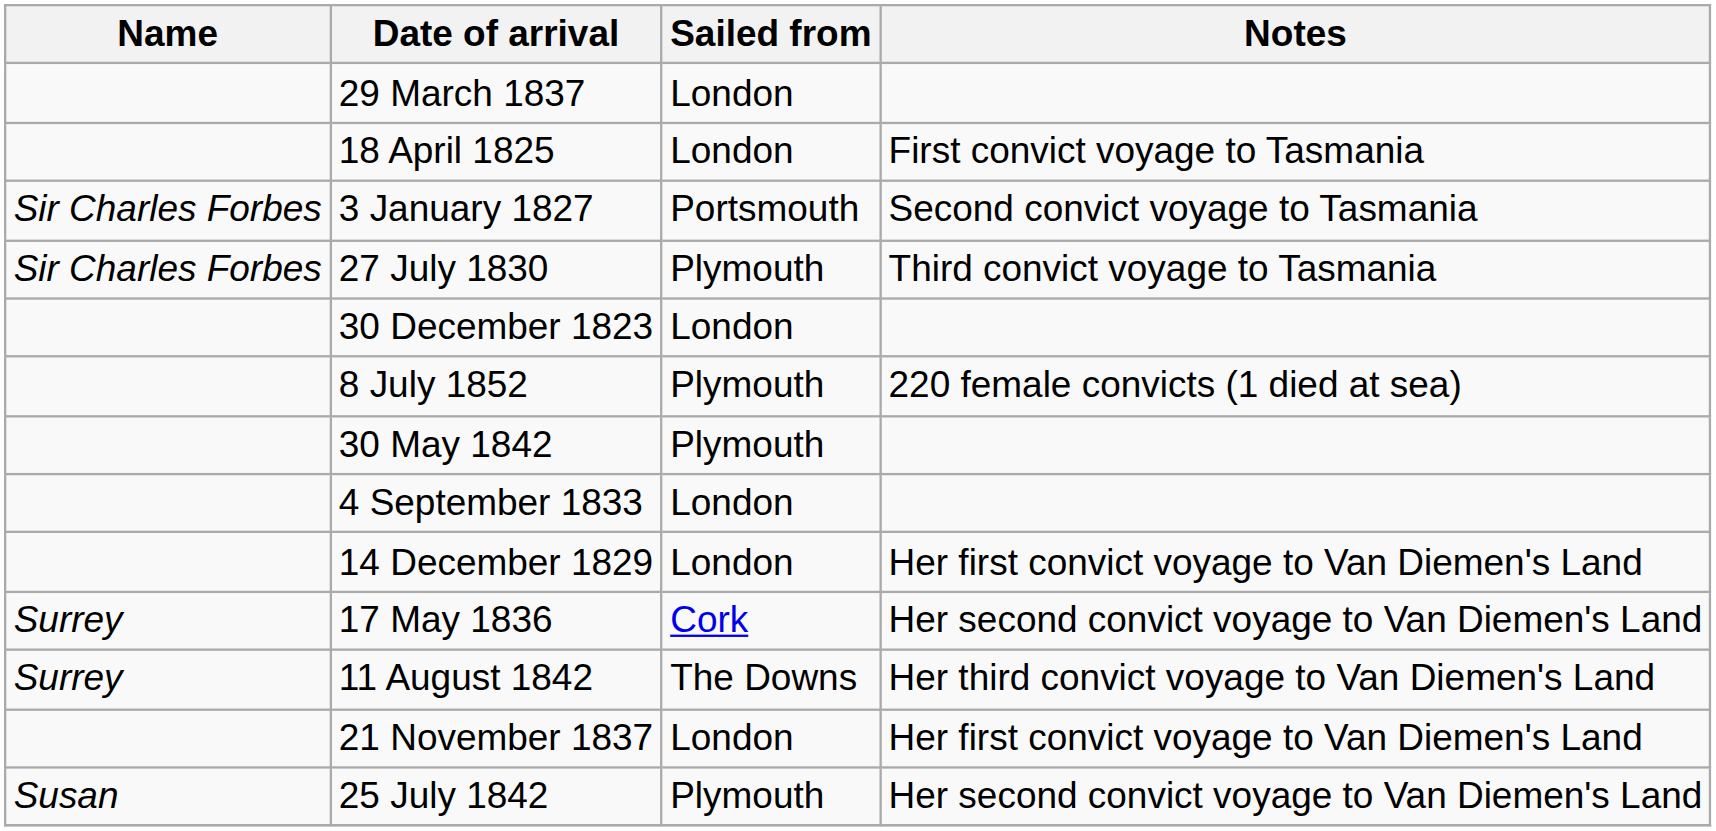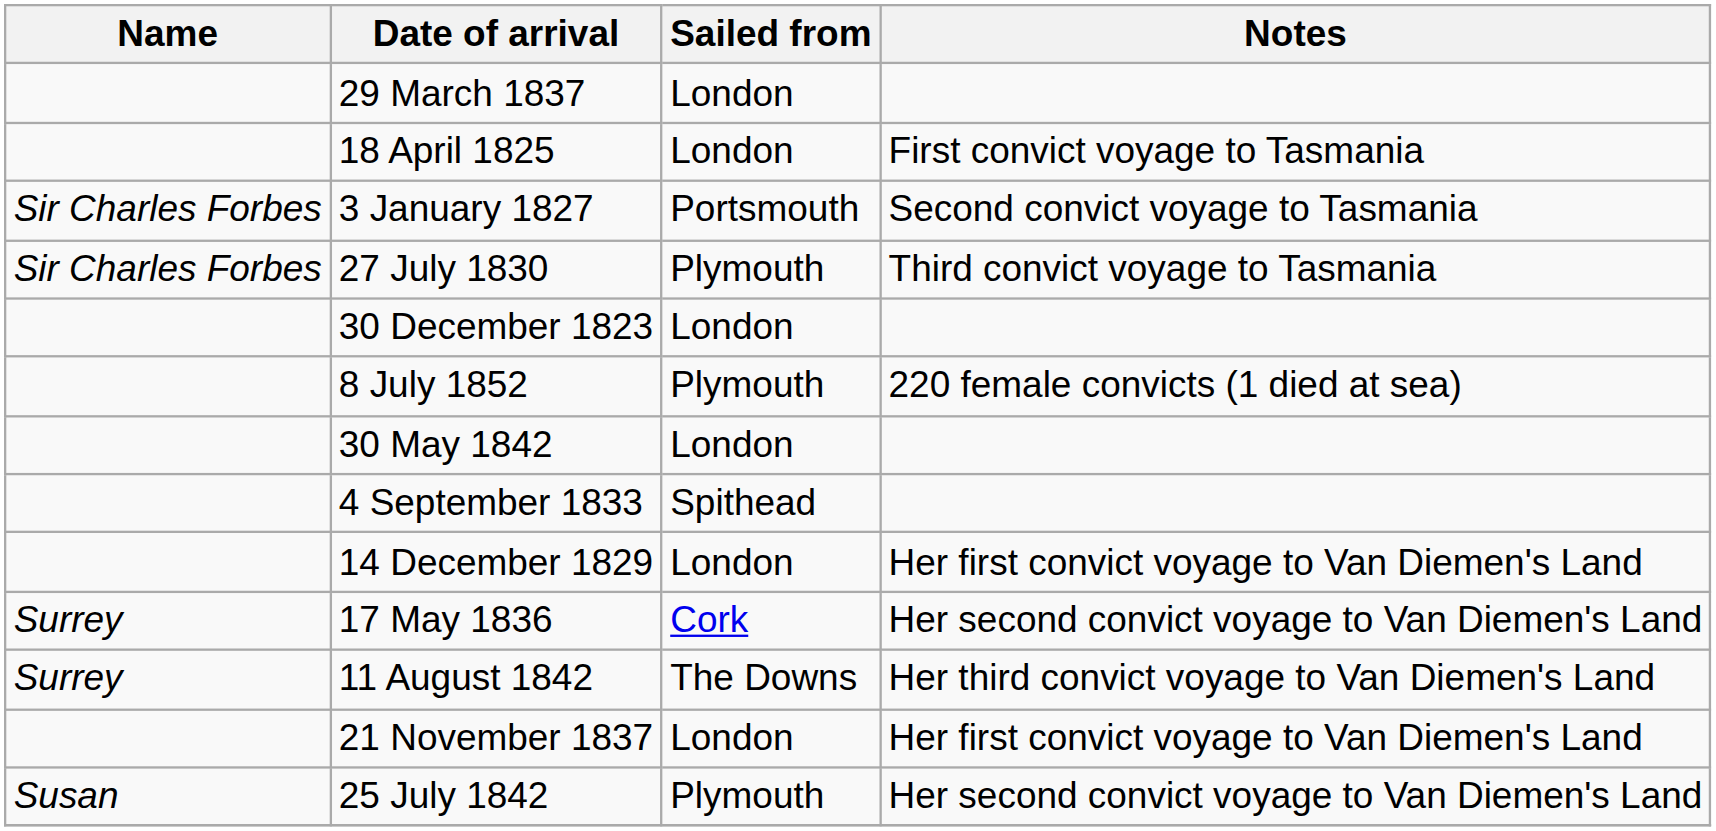(747, 444) Plymouth -> (732, 444) London
(732, 502) London -> (743, 502) Spithead
